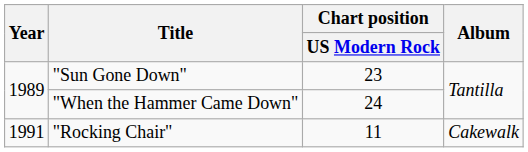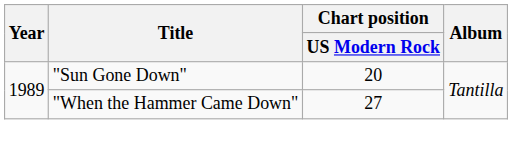(373, 75) 23 -> (373, 75) 20
(373, 103) 24 -> (373, 103) 27
- row: (113, 132)
